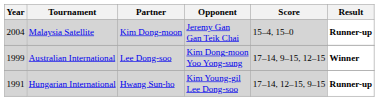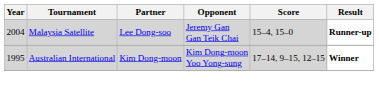(151, 32) Kim Dong-moon -> (145, 32) Lee Dong-soo
(16, 58) 1999 -> (16, 58) 1995
(146, 58) Lee Dong-soo -> (151, 58) Kim Dong-moon
- row: (72, 84)
